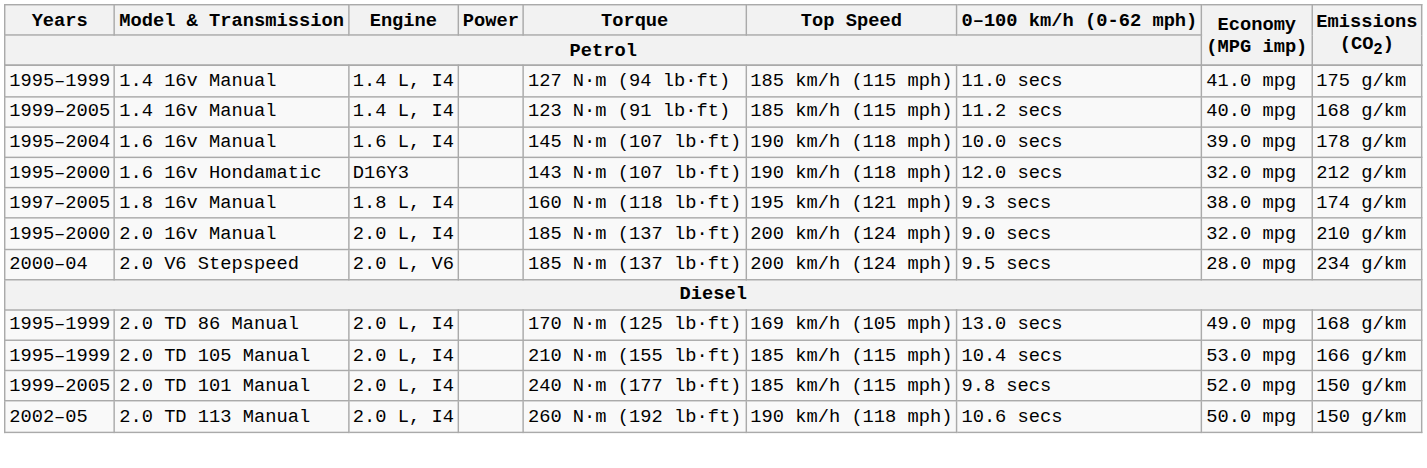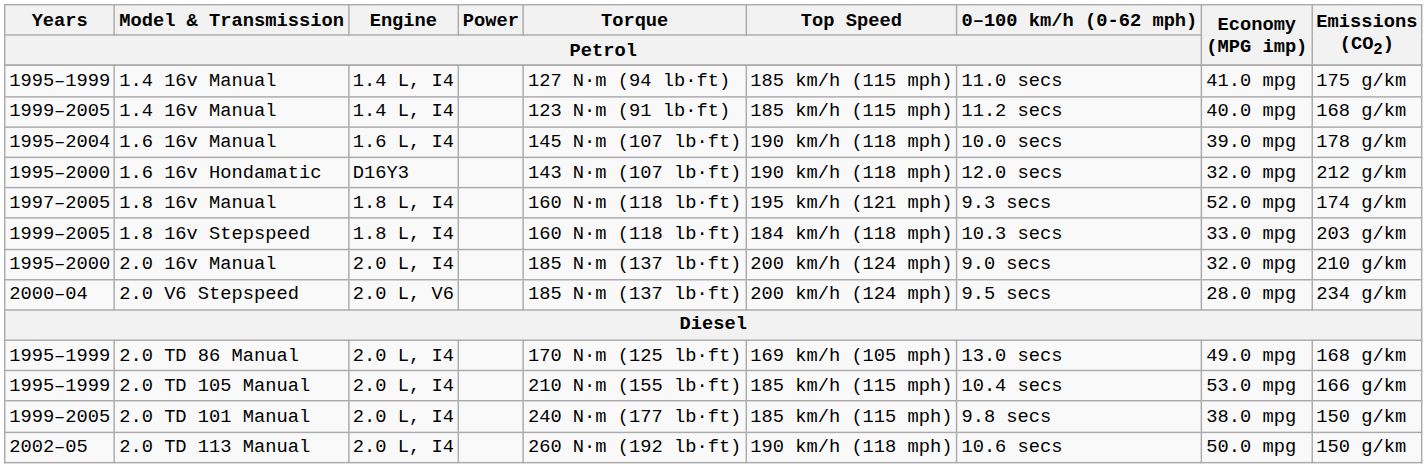(1251, 203) 38.0 mpg -> (1251, 203) 52.0 mpg
+ row: (60, 234)
(1251, 386) 52.0 mpg -> (1251, 417) 38.0 mpg
